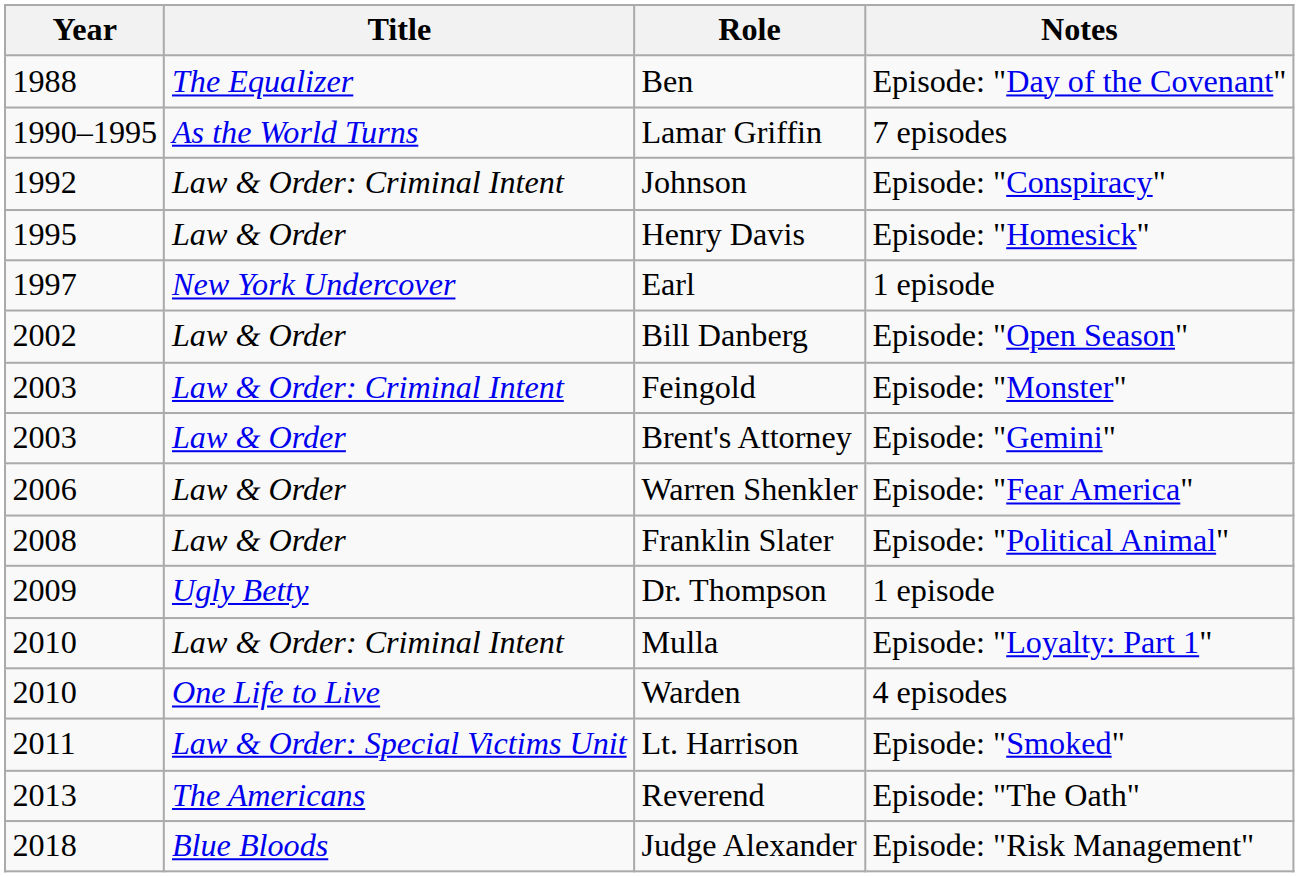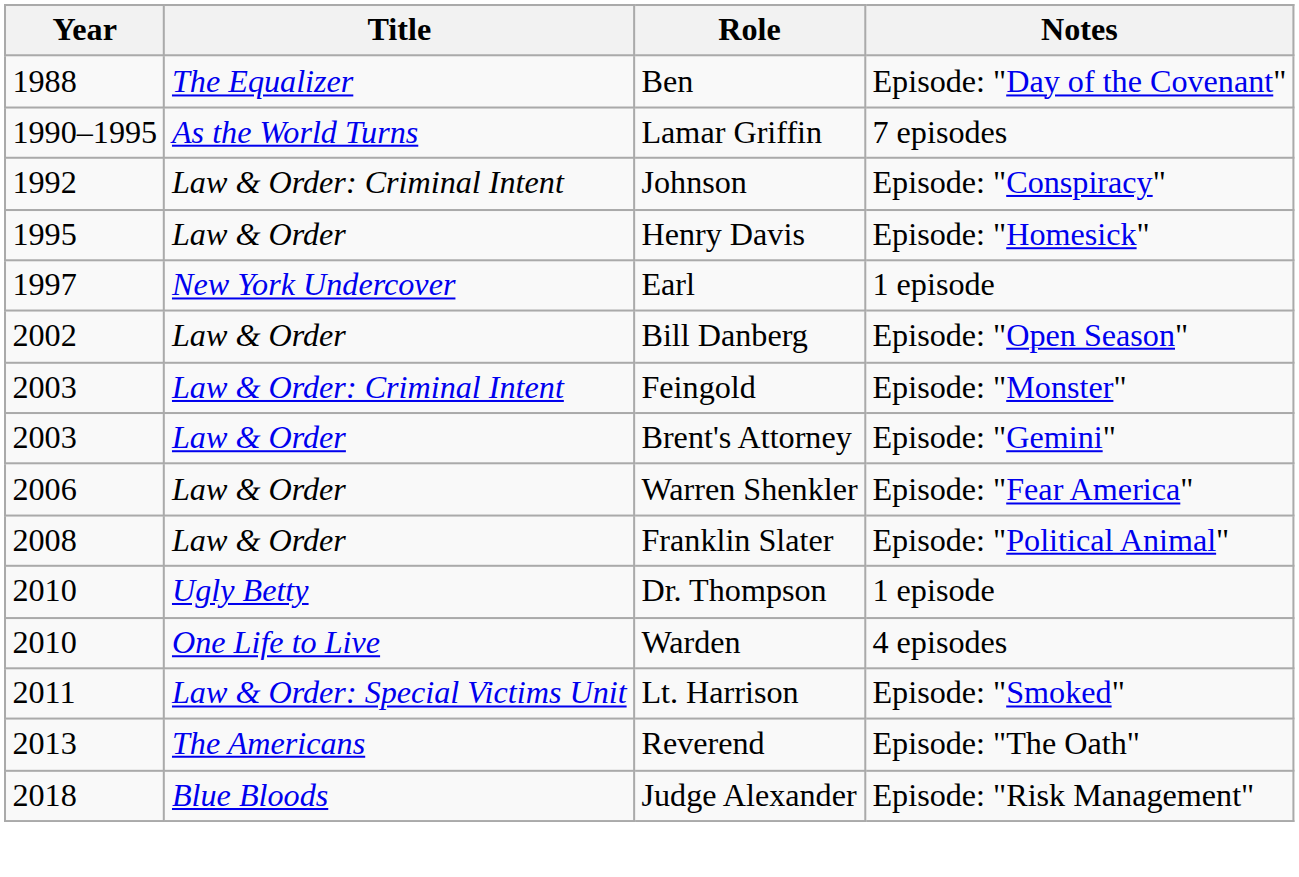(45, 591) 2009 -> (45, 591) 2010
- row: (680, 642)
